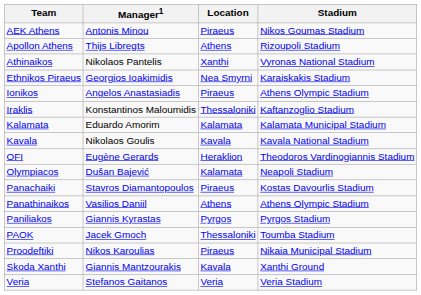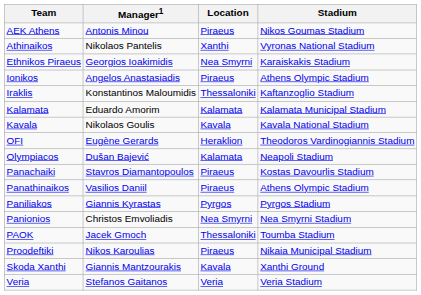- row: (40, 46)
(216, 203) Athens -> (217, 188) Piraeus
+ row: (28, 219)
